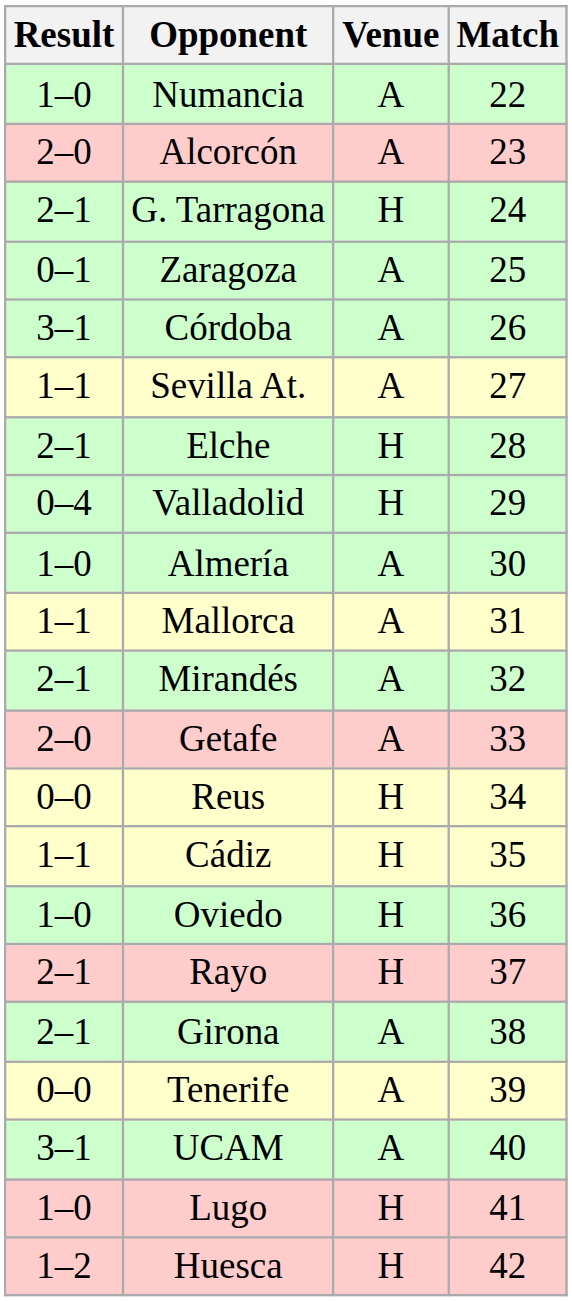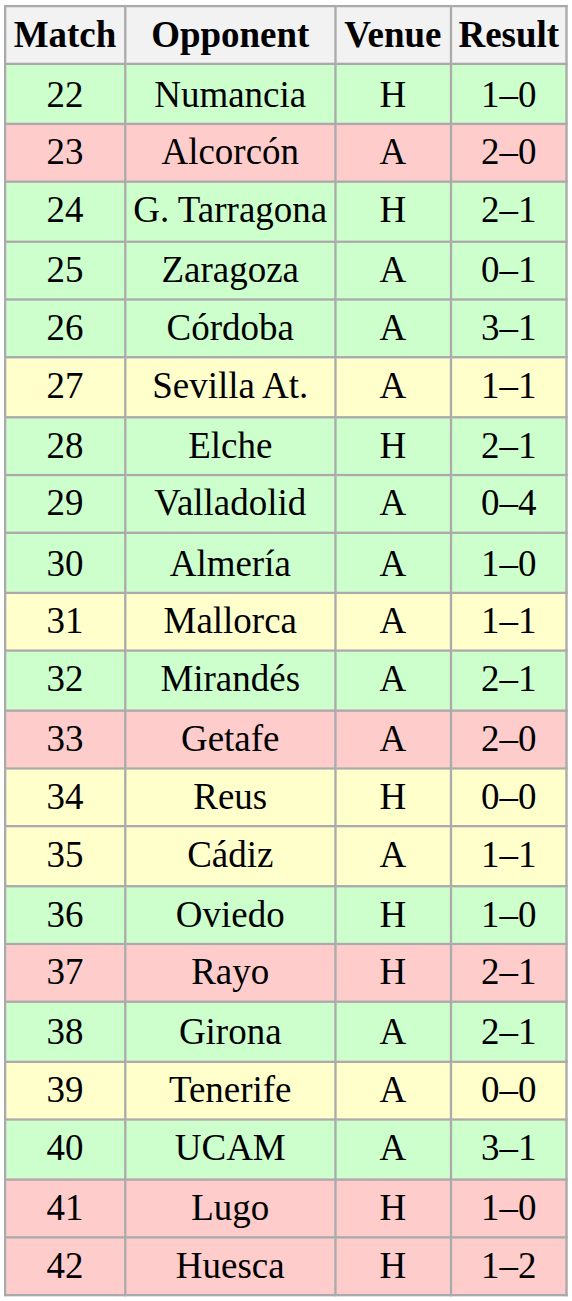columns swapped: (508, 34) <-> (64, 34)
(391, 93) A -> (393, 93) H
(391, 503) H -> (393, 503) A
(391, 855) H -> (393, 855) A
